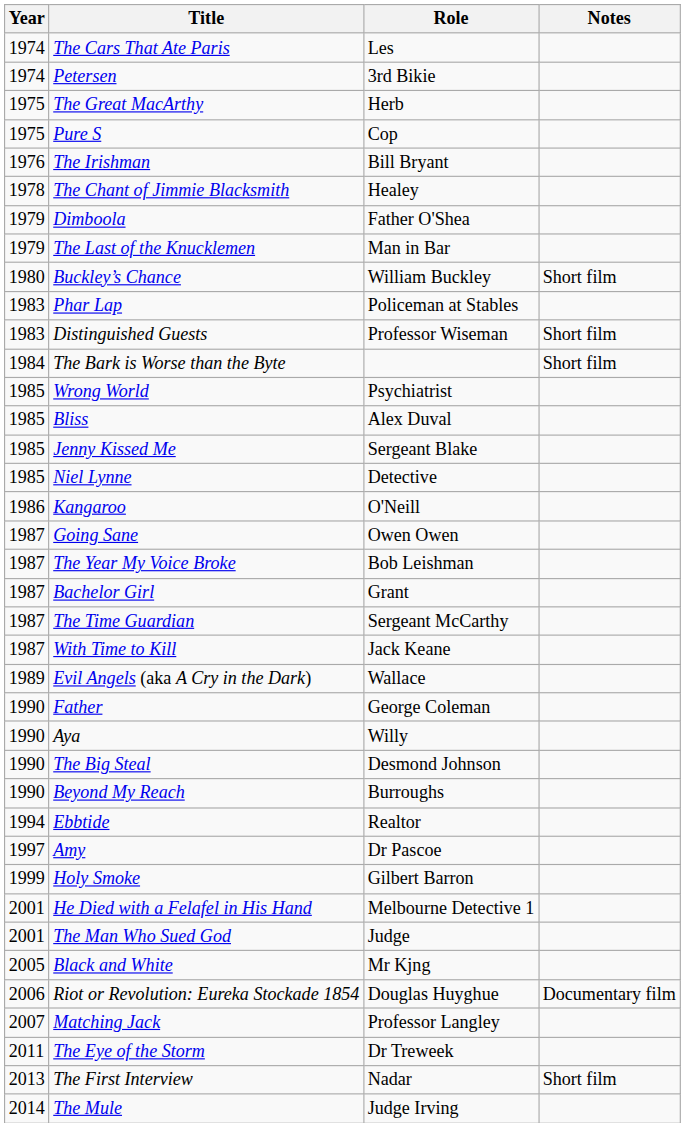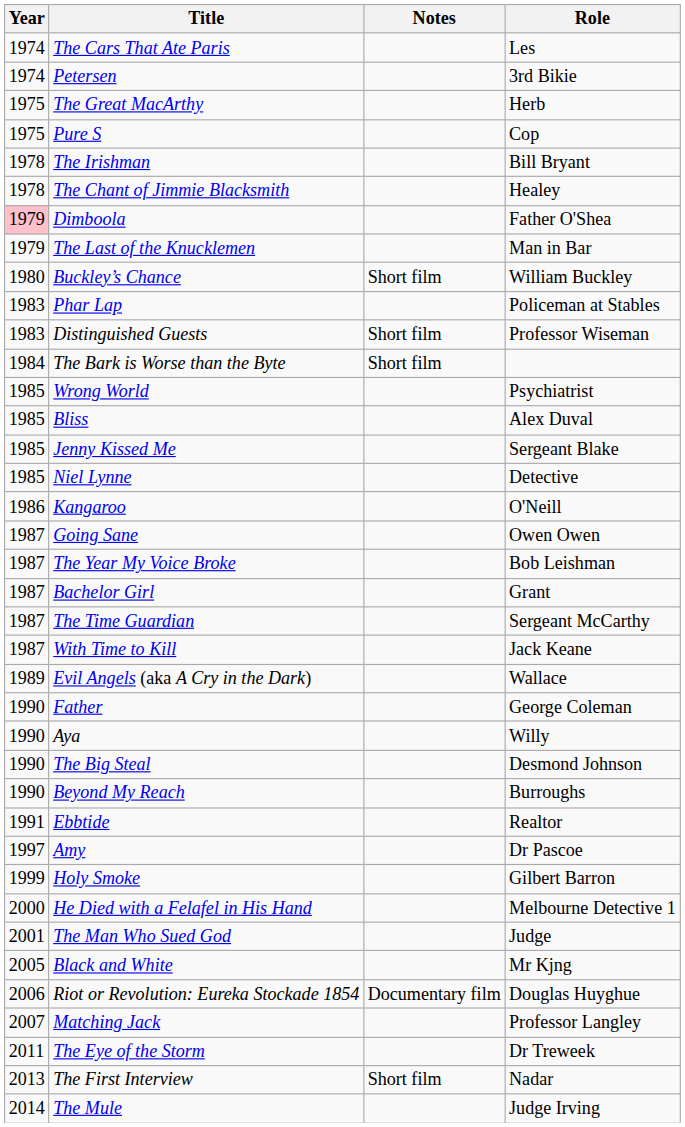columns swapped: (451, 18) <-> (609, 18)
(27, 162) 1976 -> (27, 162) 1978
(27, 219) no background -> (27, 219) pink background
(27, 821) 1994 -> (27, 821) 1991
(27, 907) 2001 -> (27, 907) 2000
